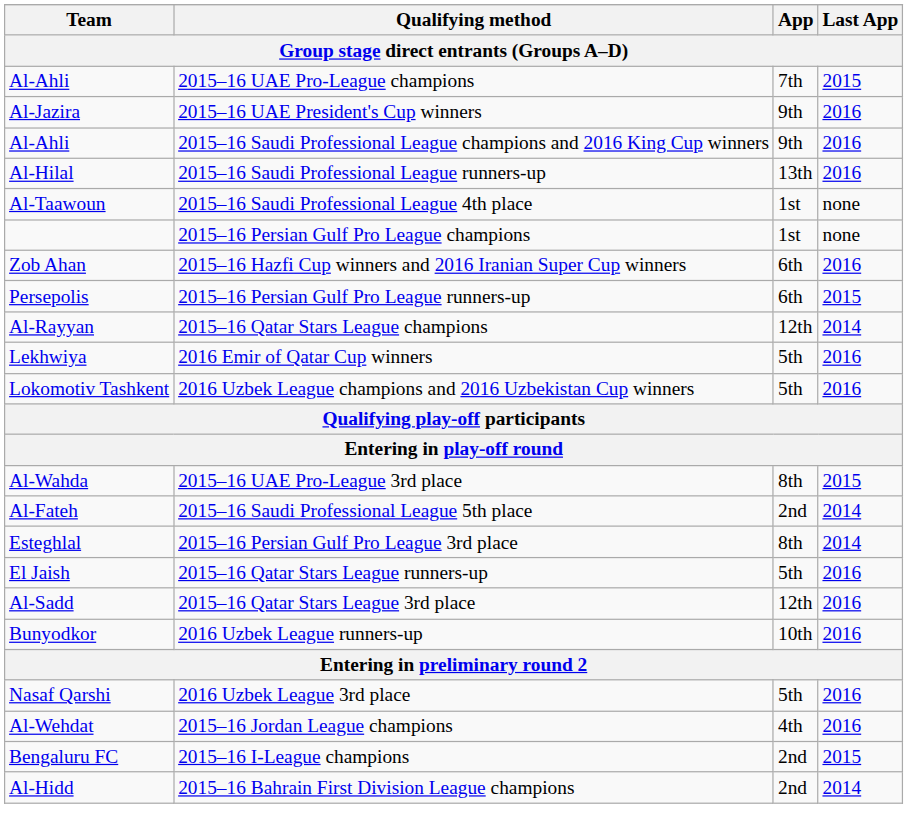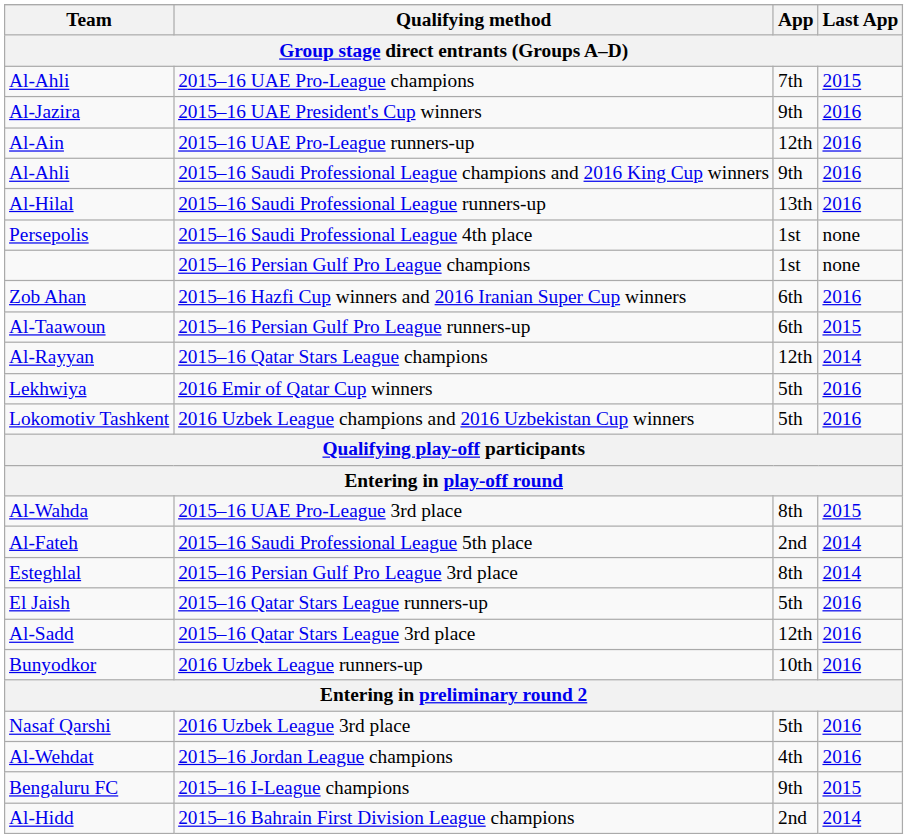+ row: (326, 142)
(57, 204) Al-Taawoun -> (49, 234) Persepolis
(49, 296) Persepolis -> (57, 326) Al-Taawoun
(793, 756) 2nd -> (790, 787) 9th
